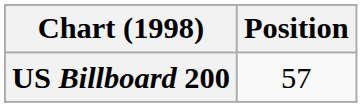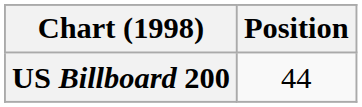(296, 76) 57 -> (296, 76) 44
